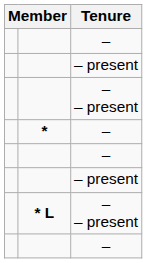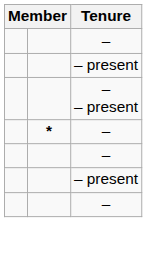- row: (44, 213)
